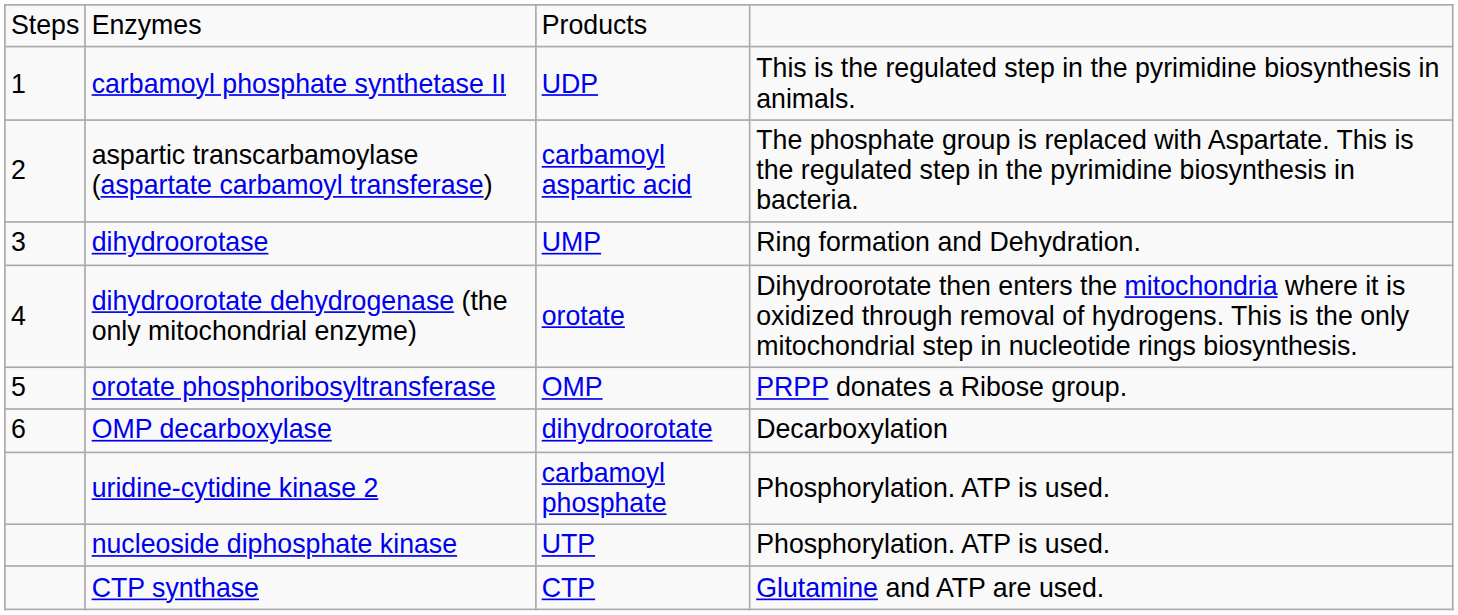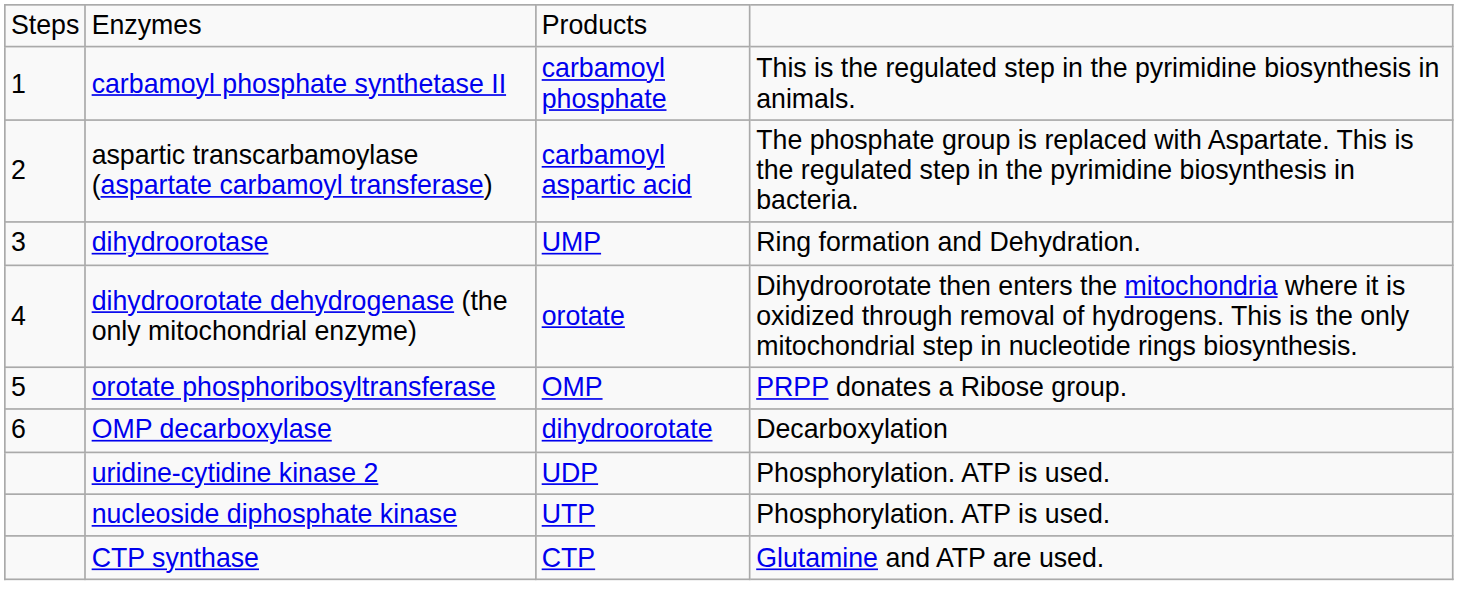(570, 83) UDP -> (604, 83) carbamoyl phosphate
(604, 487) carbamoyl phosphate -> (570, 472) UDP
